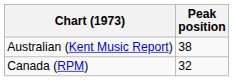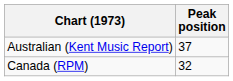(185, 47) 38 -> (185, 47) 37
